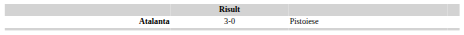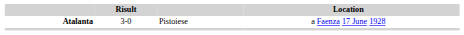+ column: (348, 10)
